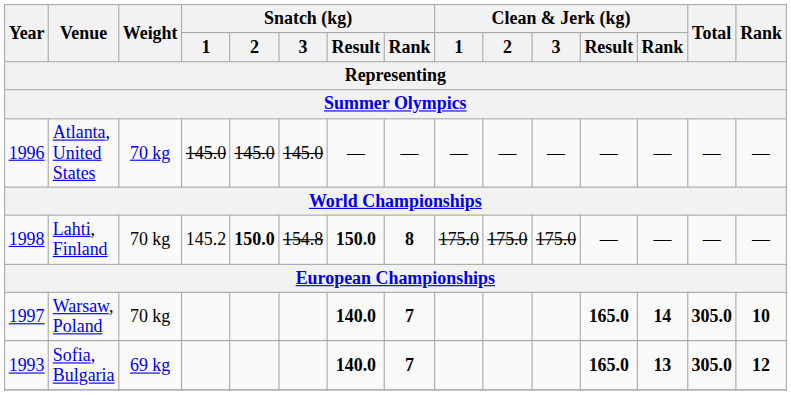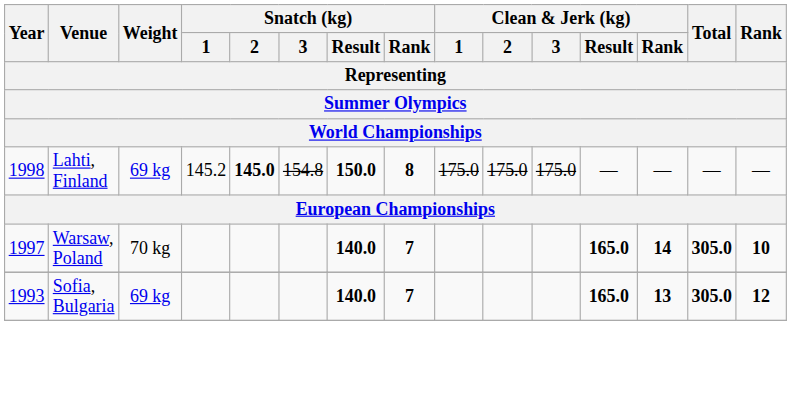- row: (81, 152)
(150, 239) 70 kg -> (150, 170) 69 kg
(255, 239) 150.0 -> (255, 170) 145.0
